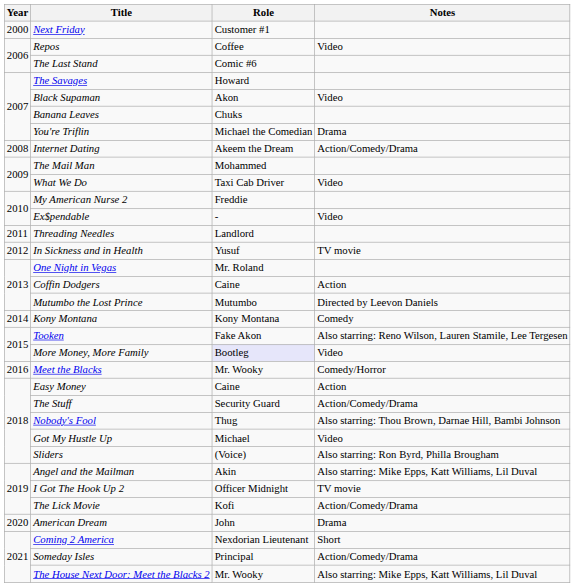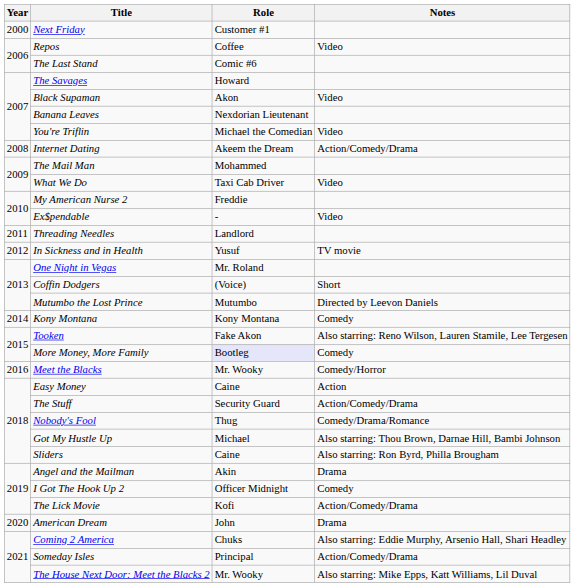(228, 115) Chuks -> (262, 115) Nexdorian Lieutenant
(332, 132) Drama -> (330, 132) Video
(227, 285) Caine -> (230, 285) (Voice)
(332, 285) Action -> (329, 285) Short
(330, 353) Video -> (335, 353) Comedy
(439, 421) Also starring: Thou Brown, Darnae Hill, Bambi Johnson -> (373, 421) Comedy/Drama/Romance
(330, 438) Video -> (439, 438) Also starring: Thou Brown, Darnae Hill, Bambi Johnson
(230, 455) (Voice) -> (227, 455) Caine
(427, 472) Also starring: Mike Epps, Katt Williams, Lil Duval -> (332, 472) Drama
(339, 489) TV movie -> (335, 489) Comedy
(262, 540) Nexdorian Lieutenant -> (228, 540) Chuks
(329, 540) Short -> (442, 540) Also starring: Eddie Murphy, Arsenio Hall, Shari Headley
